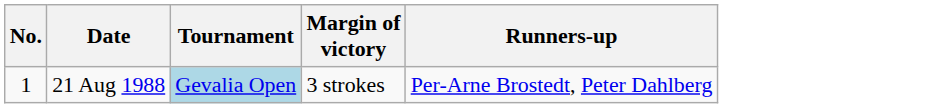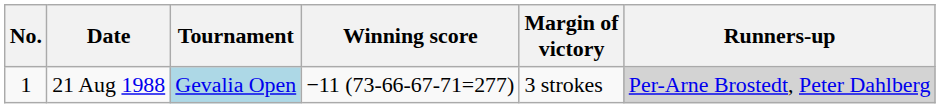+ column: (410, 35)
(562, 84) no background -> (780, 84) lightgrey background
